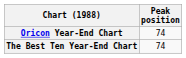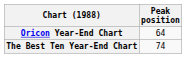(161, 33) 74 -> (161, 33) 64
